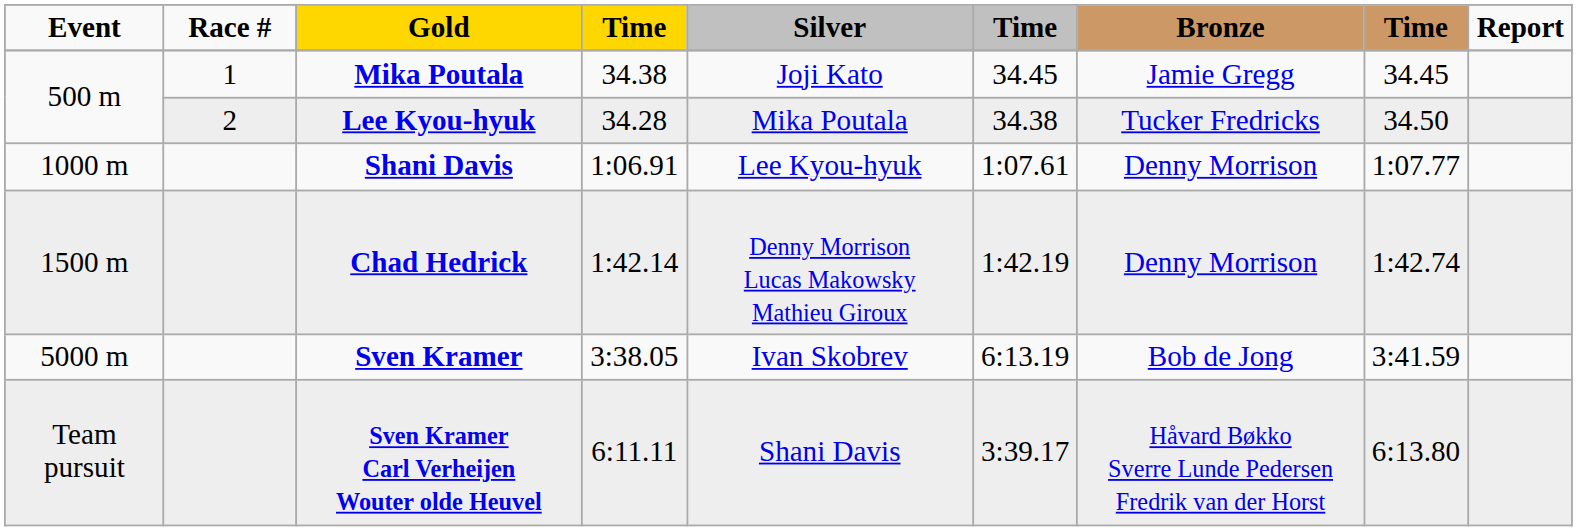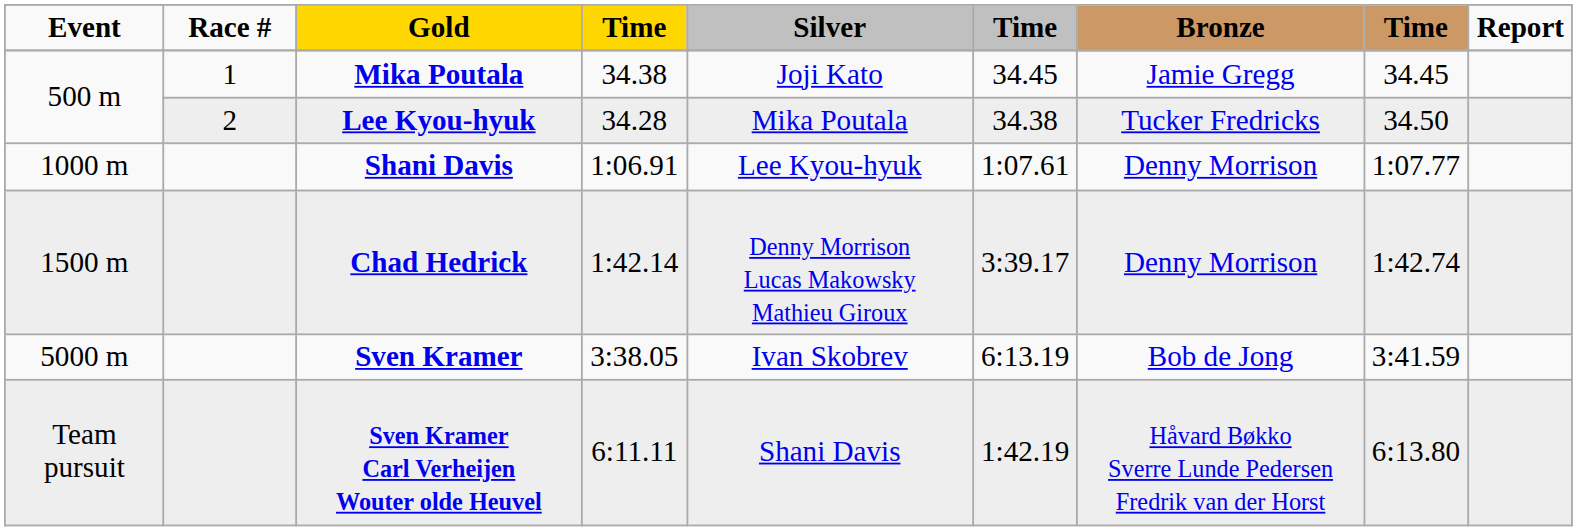(1025, 261) 1:42.19 -> (1025, 261) 3:39.17
(1025, 452) 3:39.17 -> (1025, 452) 1:42.19
